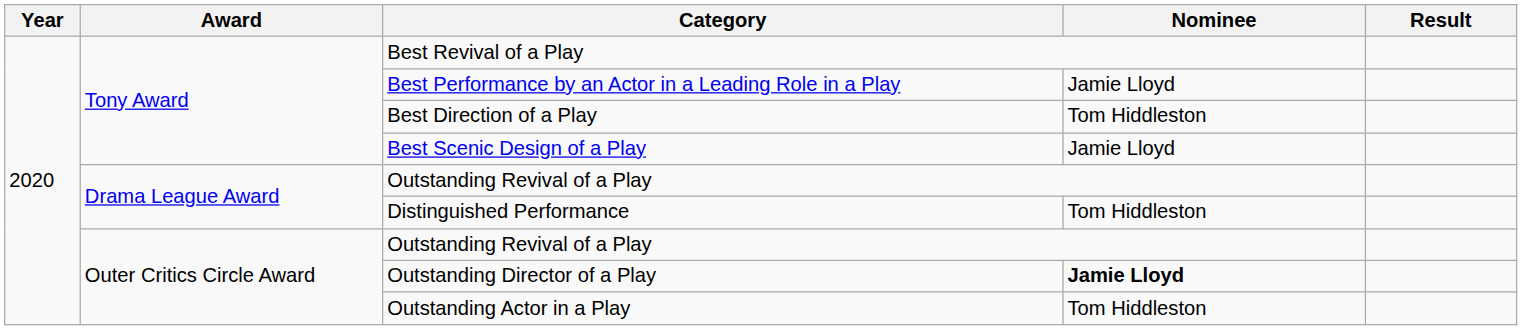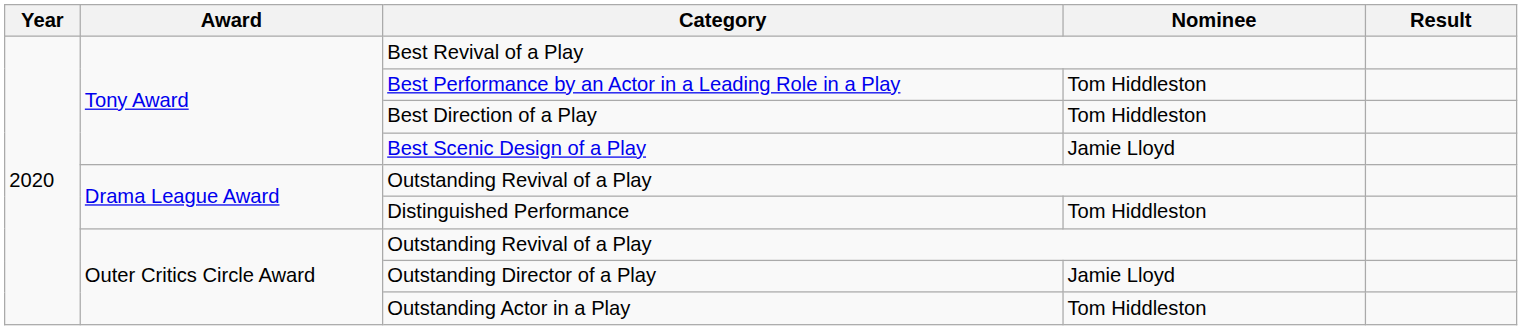(1121, 84) Jamie Lloyd -> (1137, 84) Tom Hiddleston
(1126, 276) bold -> (1121, 276) normal
